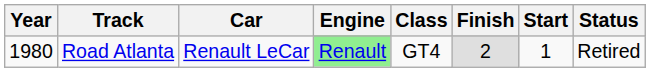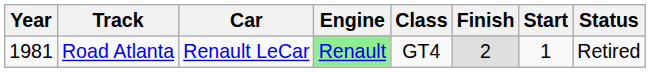(31, 51) 1980 -> (31, 51) 1981
